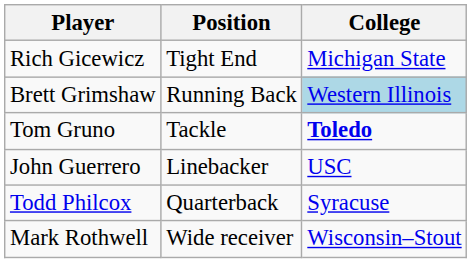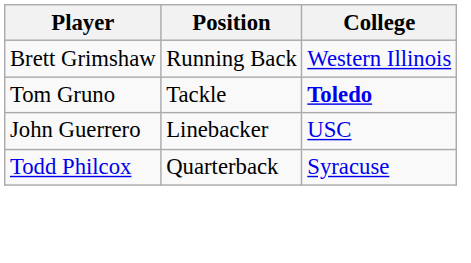- row: (77, 58)
(379, 94) lightblue background -> (379, 58) no background
- row: (79, 238)
